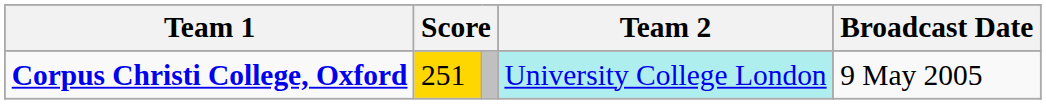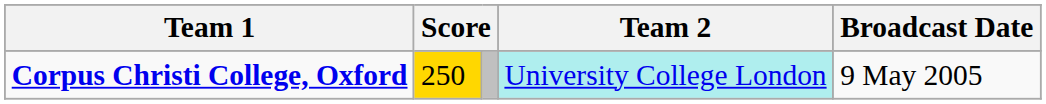(443, 74) 251 -> (443, 74) 250
